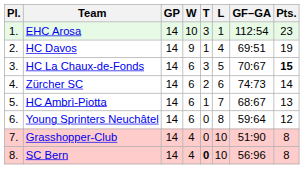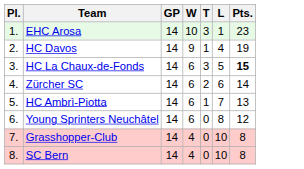- column: (252, 13)
(206, 155) bold -> (206, 155) normal
